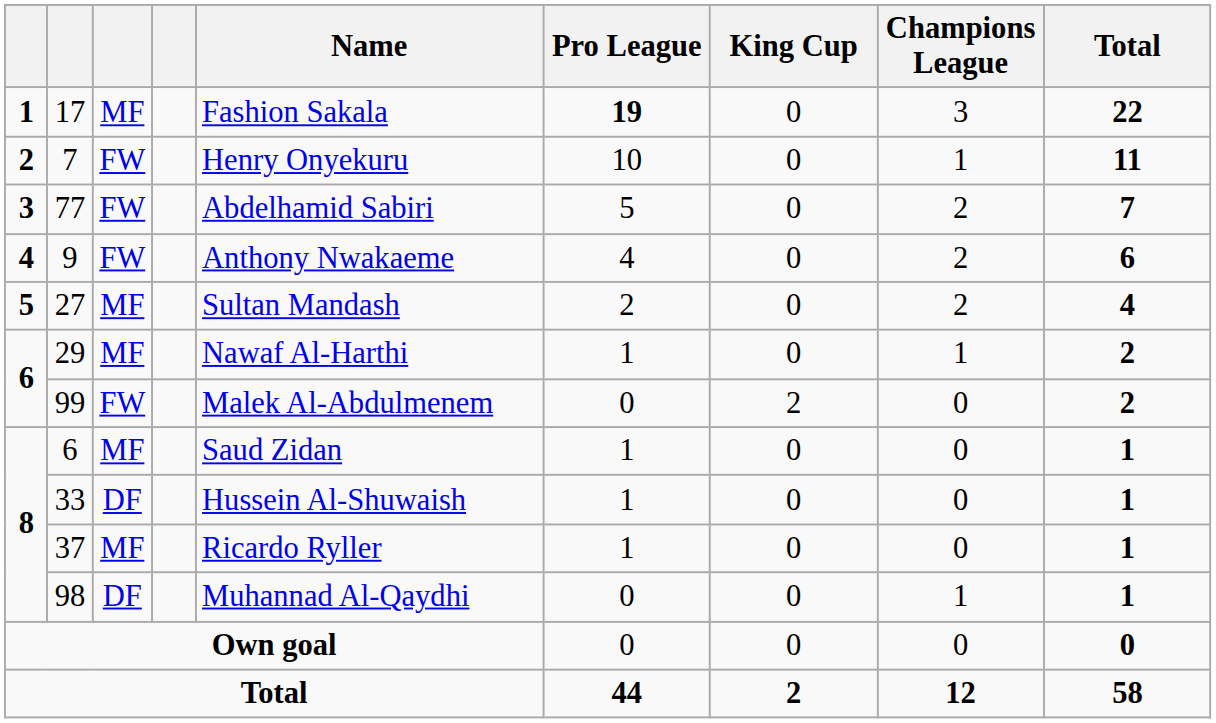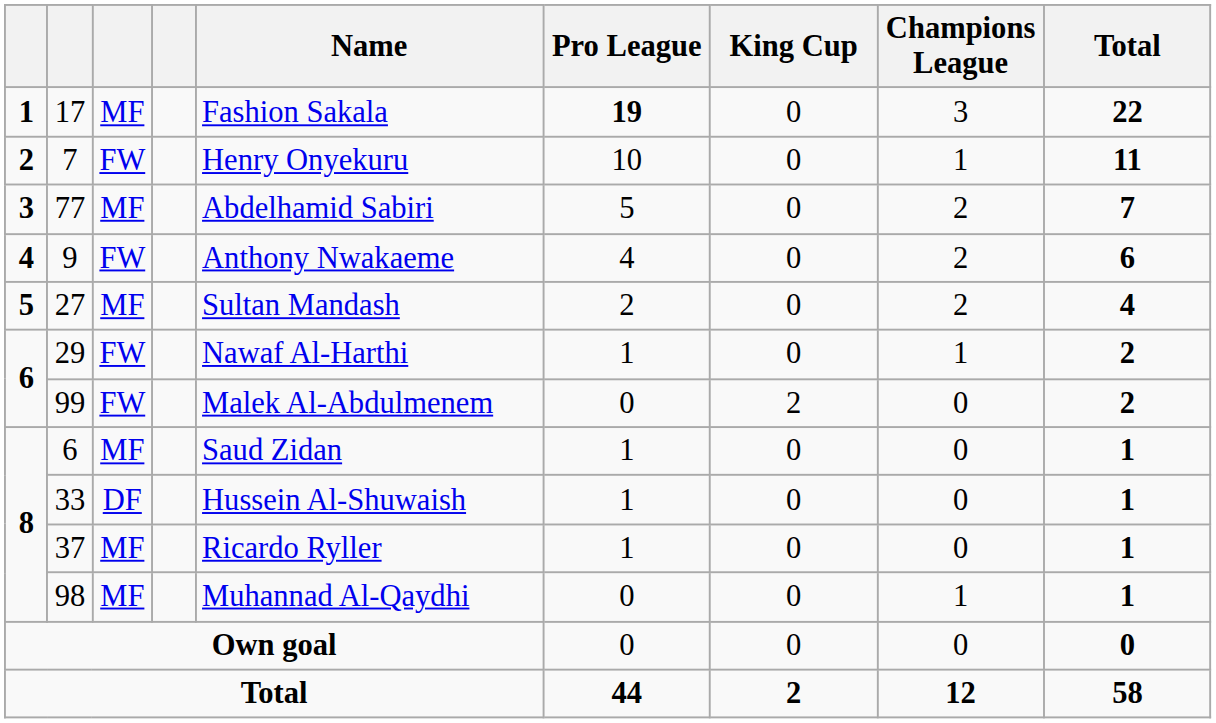(122, 208) FW -> (122, 208) MF
(122, 353) MF -> (122, 353) FW
(122, 596) DF -> (122, 596) MF
